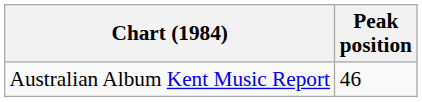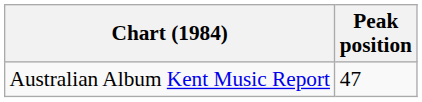(350, 79) 46 -> (350, 79) 47
